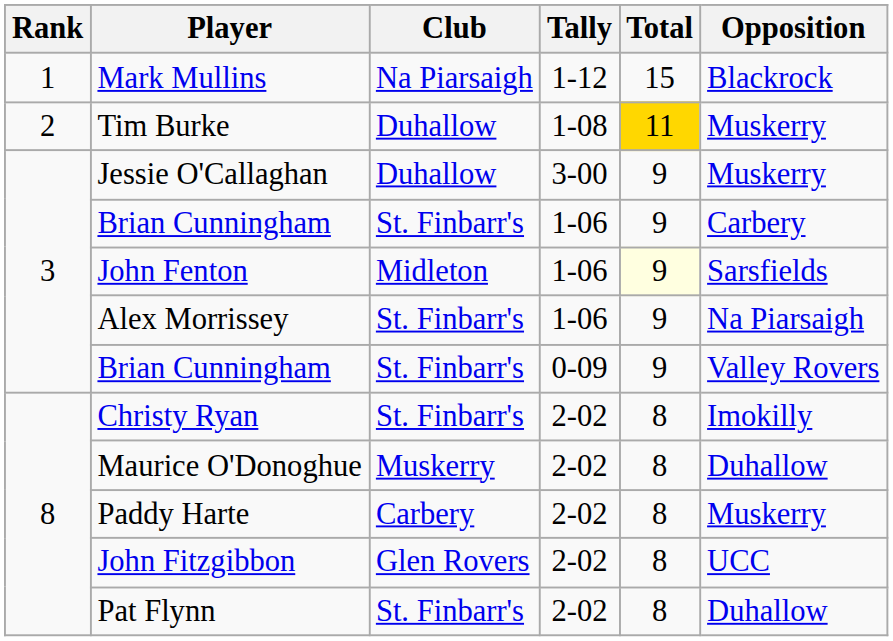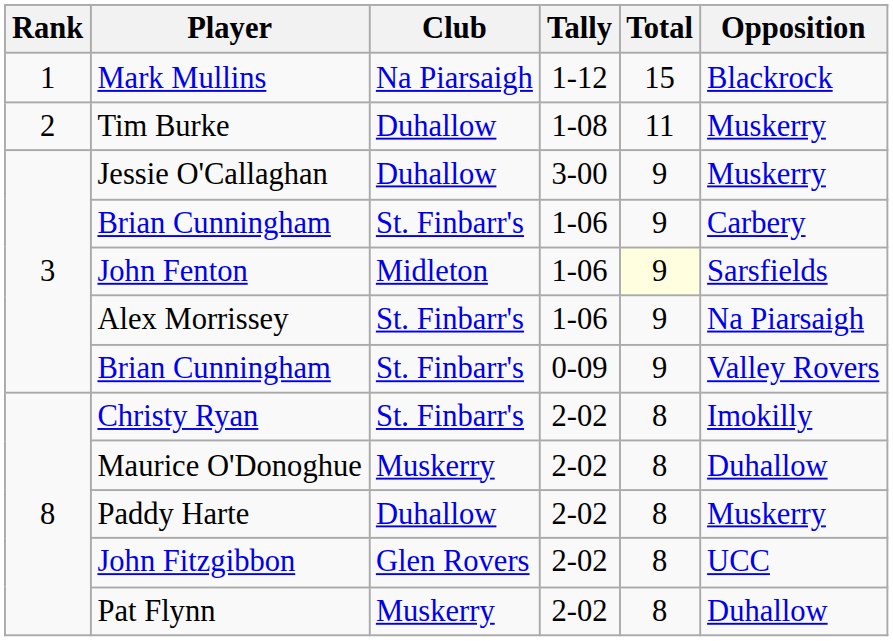(660, 125) gold background -> (660, 125) no background
(425, 513) Carbery -> (436, 513) Duhallow
(450, 610) St. Finbarr's -> (435, 610) Muskerry
